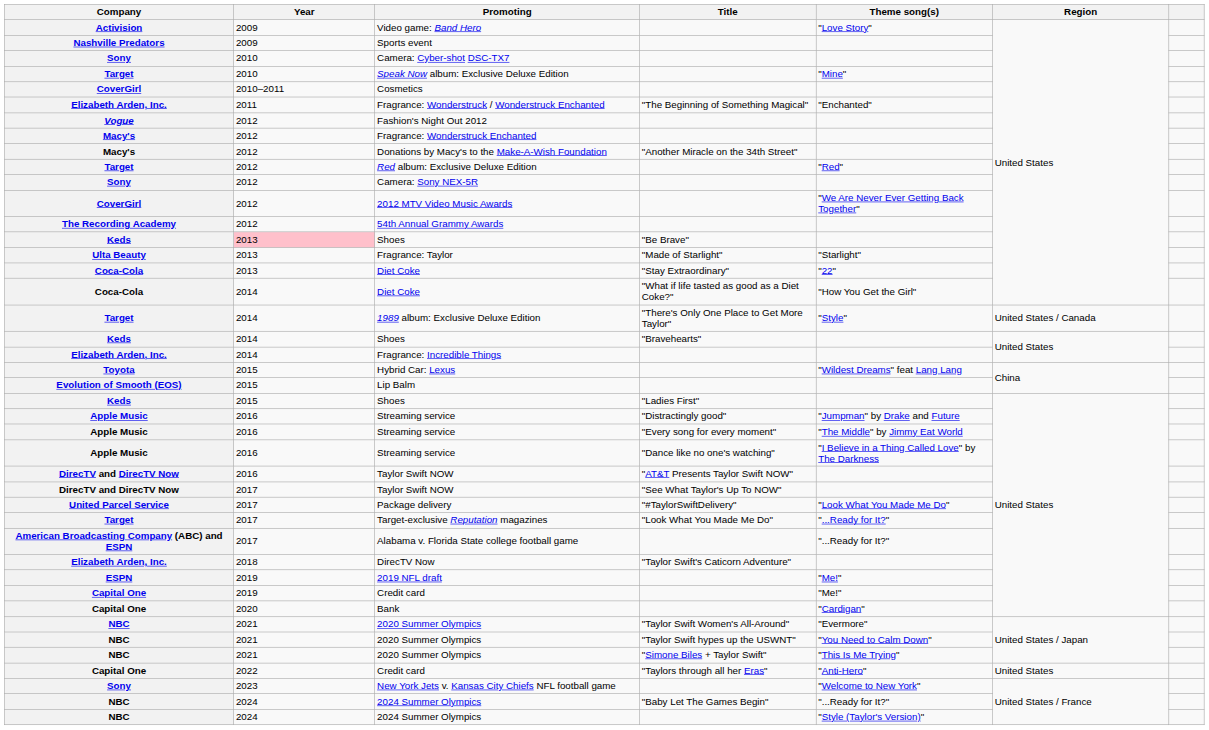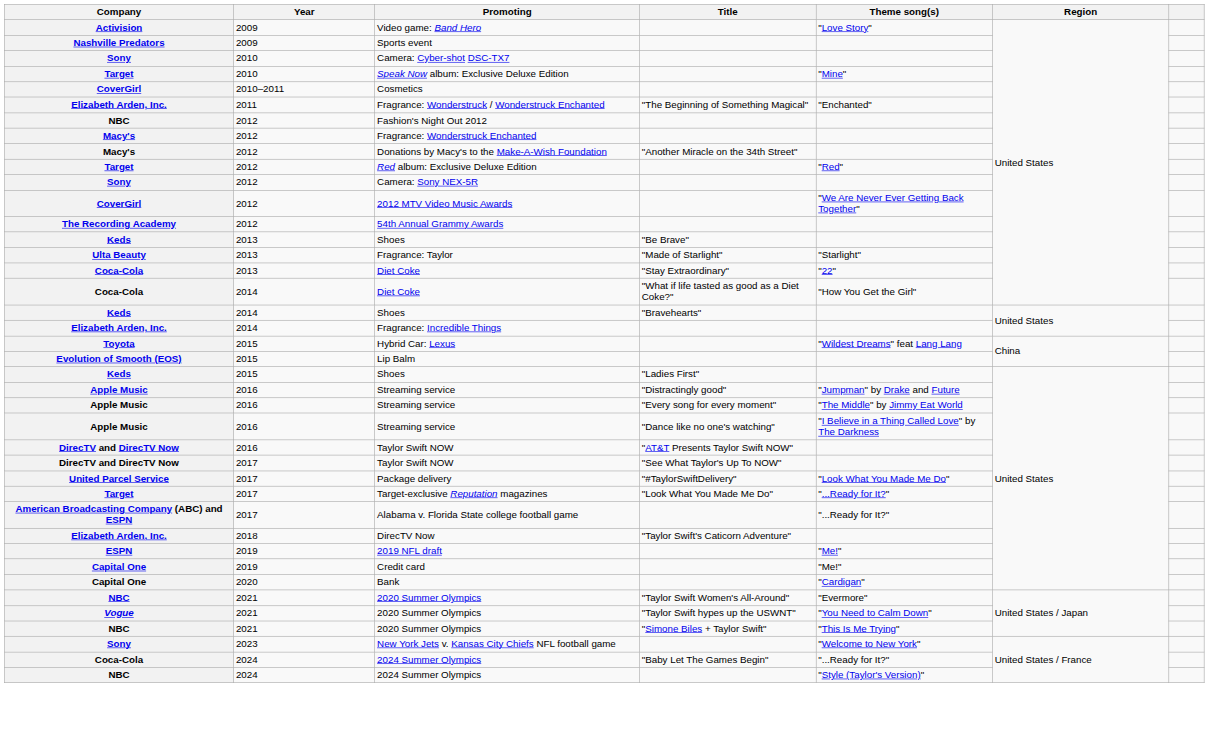(119, 120) Vogue -> (119, 120) NBC
(247, 239) pink background -> (247, 239) no background
- row: (459, 318)
(119, 639) NBC -> (119, 613) Vogue
- row: (401, 670)
(119, 701) NBC -> (119, 659) Coca-Cola
